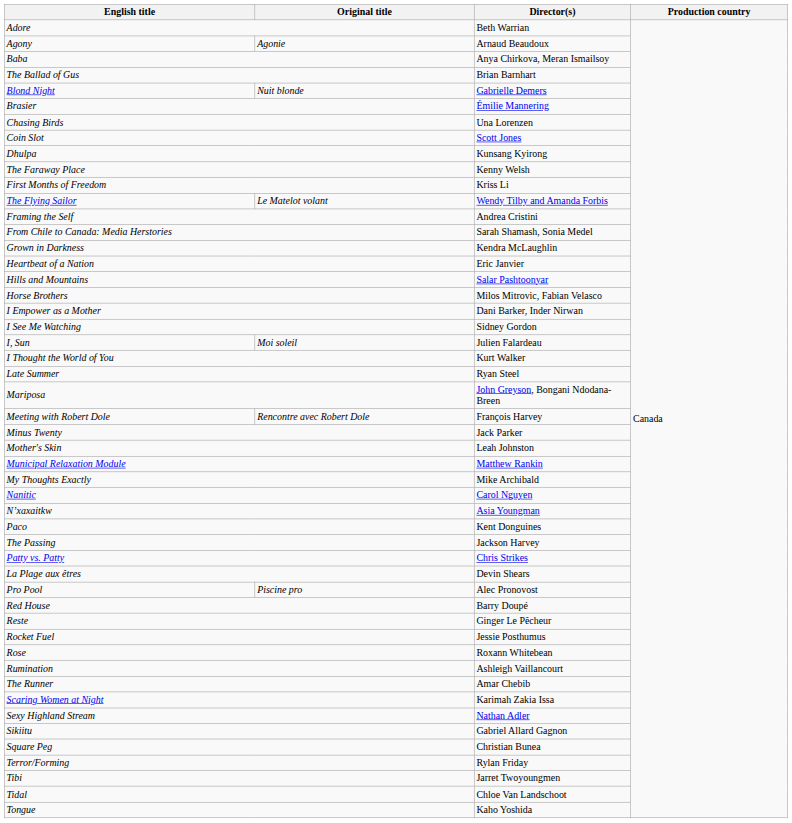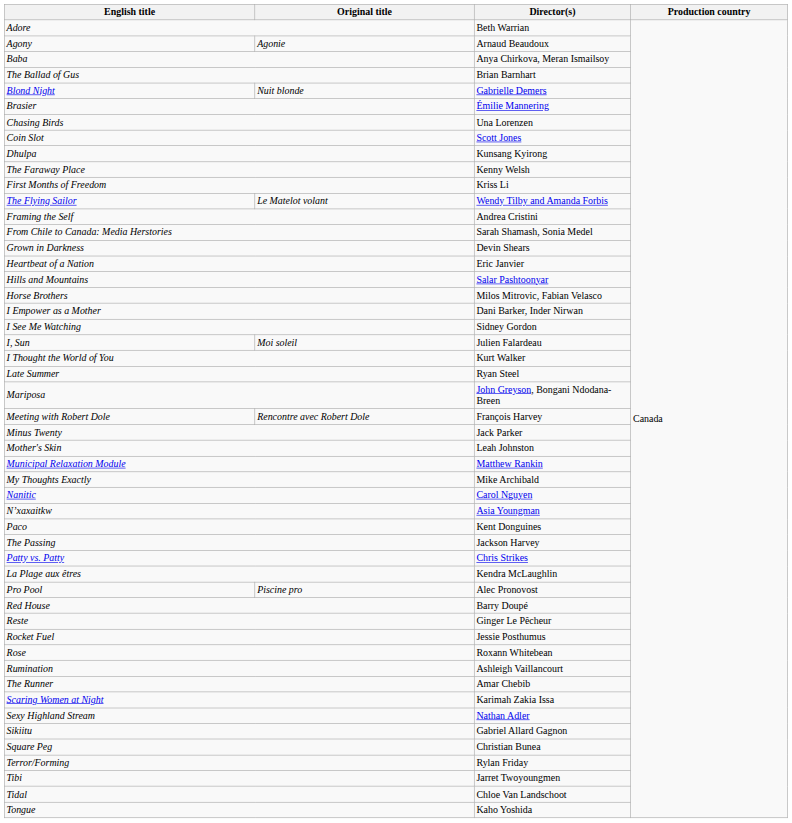(517, 248) Kendra McLaughlin -> (503, 248) Devin Shears
(503, 574) Devin Shears -> (517, 574) Kendra McLaughlin
